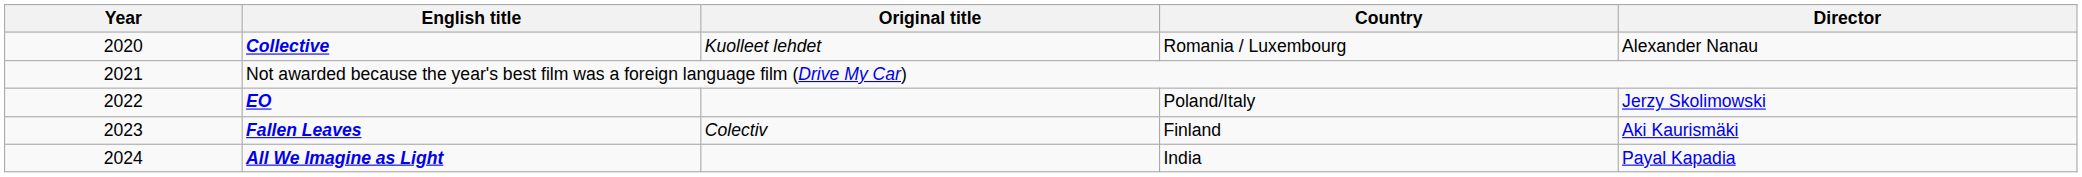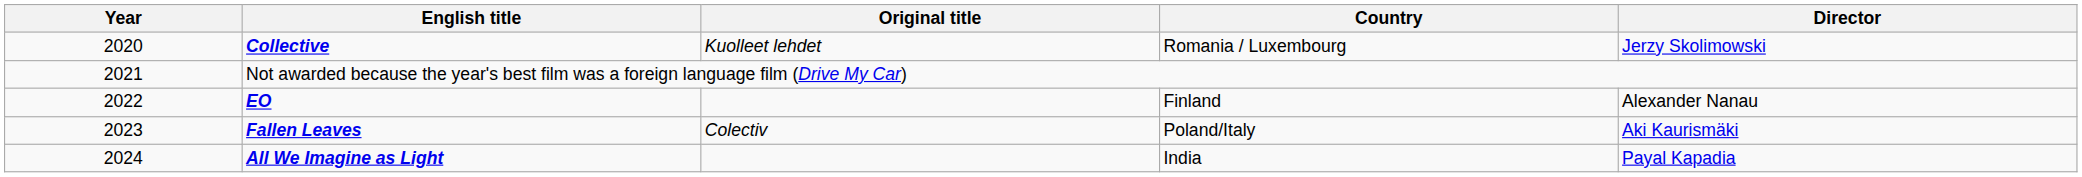(1690, 46) Alexander Nanau -> (1694, 46) Jerzy Skolimowski
(1209, 102) Poland/Italy -> (1192, 102) Finland
(1694, 102) Jerzy Skolimowski -> (1690, 102) Alexander Nanau
(1192, 130) Finland -> (1209, 130) Poland/Italy
